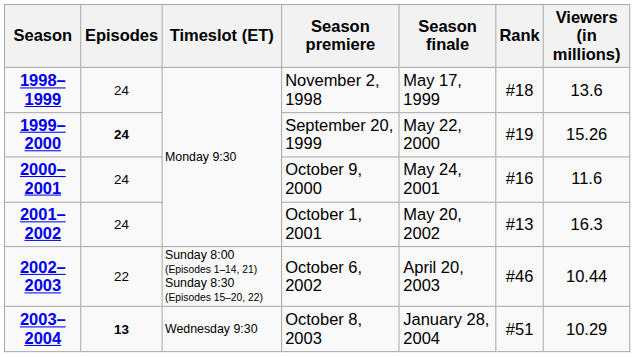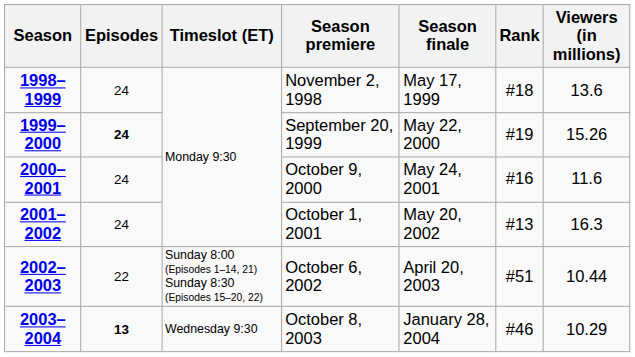(520, 276) #46 -> (520, 276) #51
(520, 329) #51 -> (520, 329) #46
